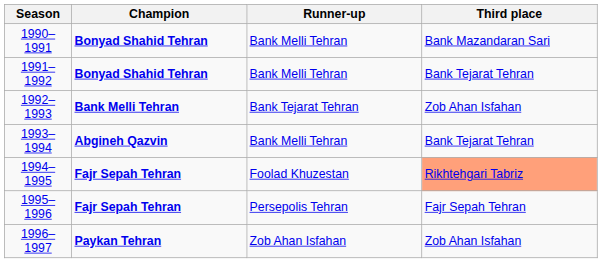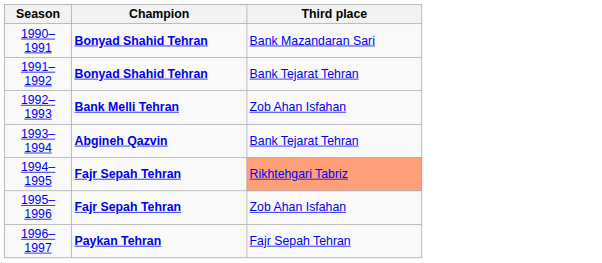- column: (334, 14)
(475, 207) Fajr Sepah Tehran -> (298, 207) Zob Ahan Isfahan
(473, 241) Zob Ahan Isfahan -> (300, 241) Fajr Sepah Tehran
